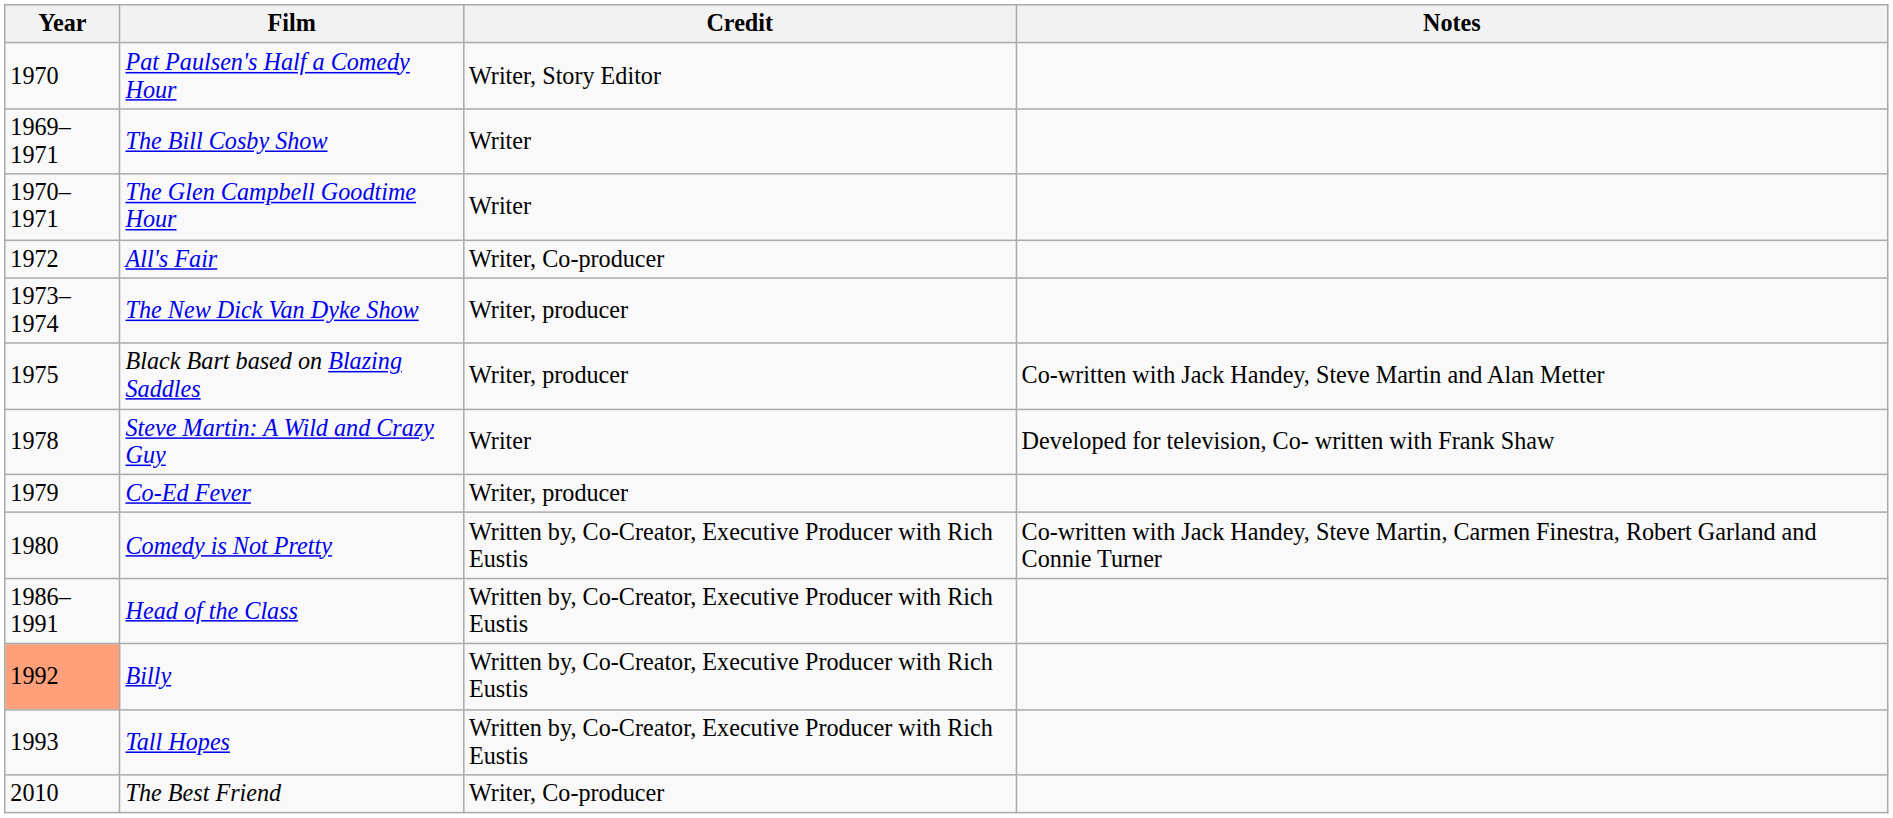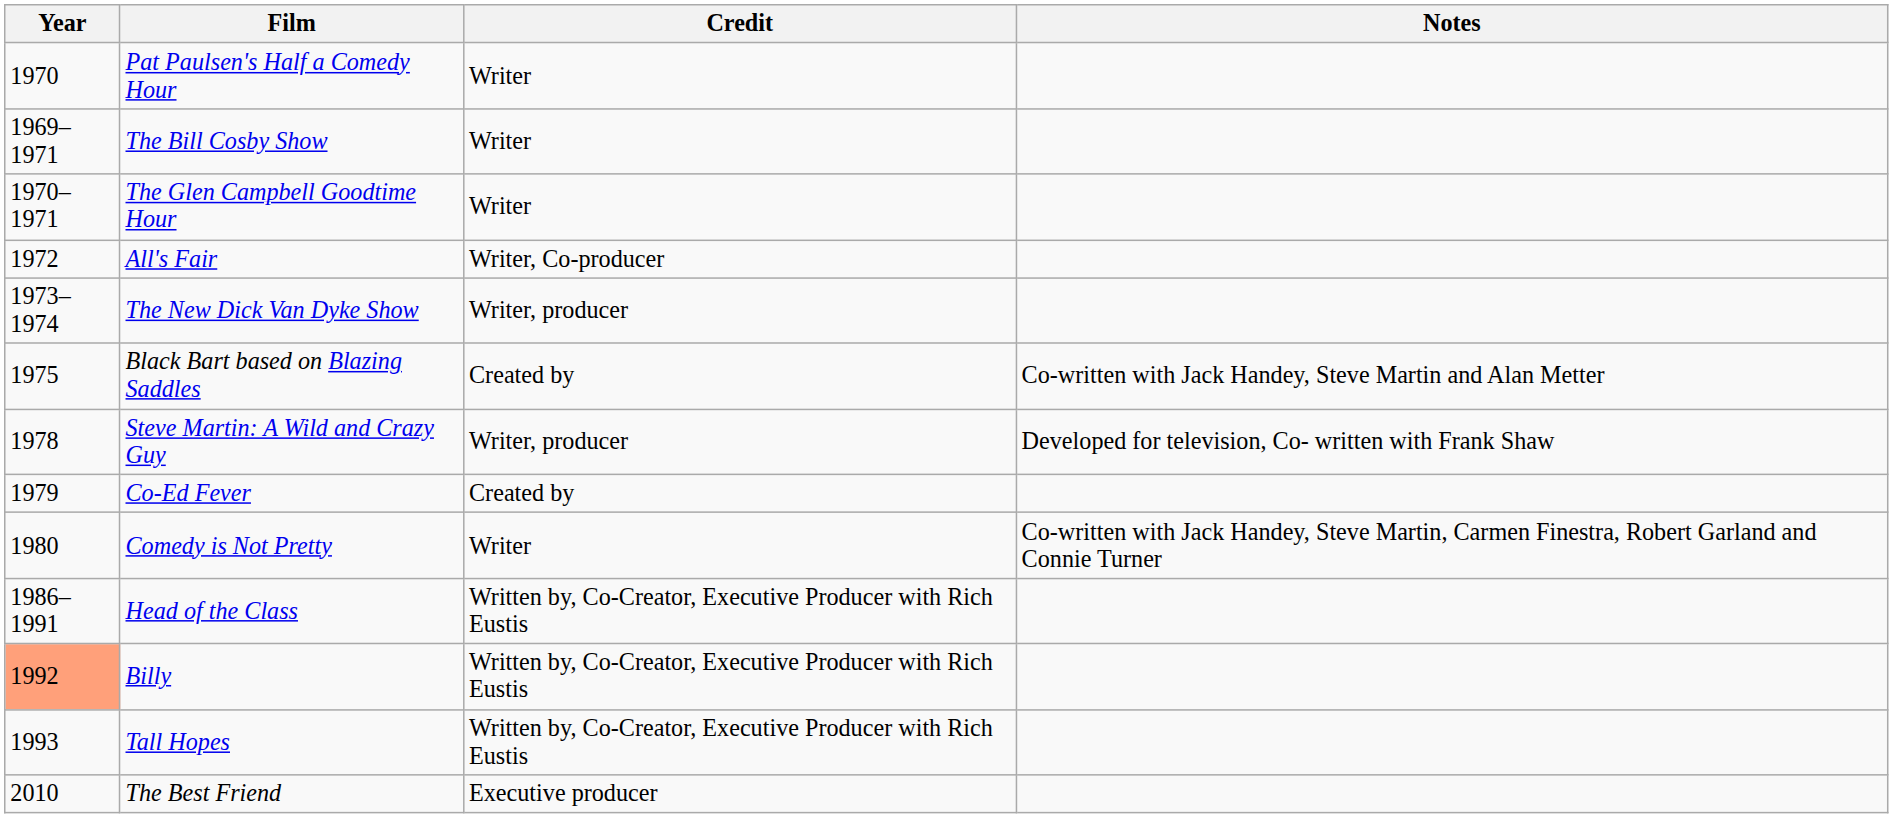(565, 75) Writer, Story Editor -> (500, 75) Writer
(549, 375) Writer, producer -> (522, 375) Created by
(500, 441) Writer -> (549, 441) Writer, producer
(549, 493) Writer, producer -> (522, 493) Created by
(731, 545) Written by, Co-Creator, Executive Producer with Rich Eustis -> (500, 545) Writer
(567, 793) Writer, Co-producer -> (563, 793) Executive producer
